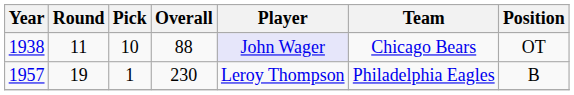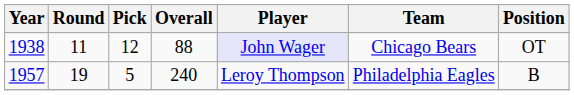(130, 47) 10 -> (130, 47) 12
(130, 75) 1 -> (130, 75) 5
(184, 75) 230 -> (184, 75) 240
